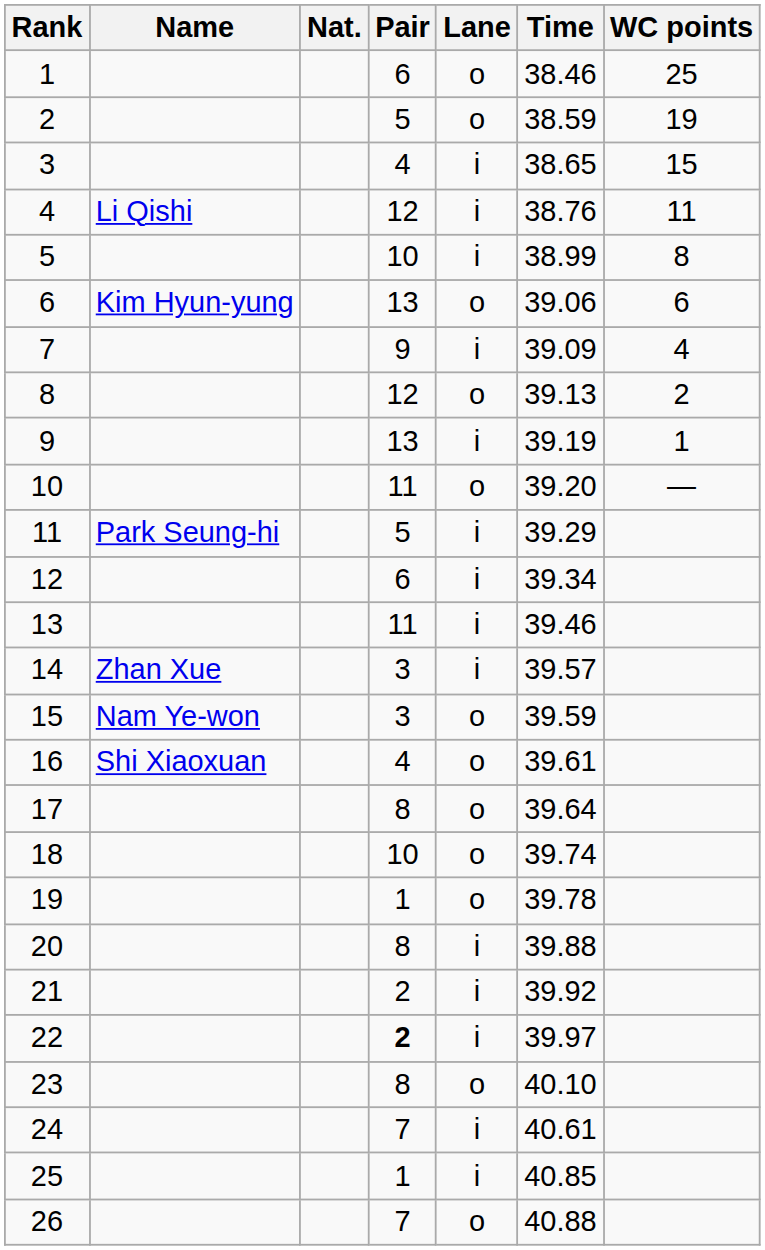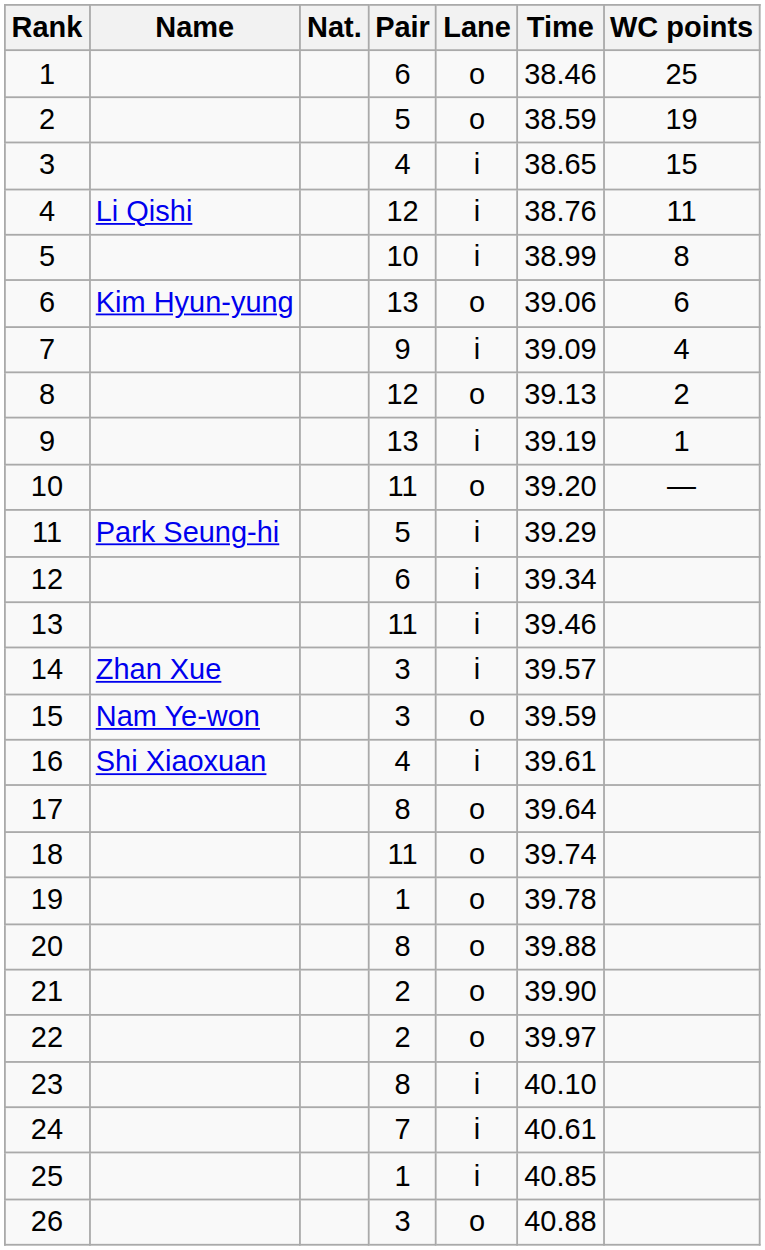(477, 762) o -> (477, 762) i
(402, 854) 10 -> (402, 854) 11
(477, 946) i -> (477, 946) o
(477, 991) i -> (477, 991) o
(560, 991) 39.92 -> (560, 991) 39.90
(403, 1037) bold -> (403, 1037) normal
(477, 1037) i -> (477, 1037) o
(477, 1083) o -> (477, 1083) i
(403, 1221) 7 -> (403, 1221) 3
